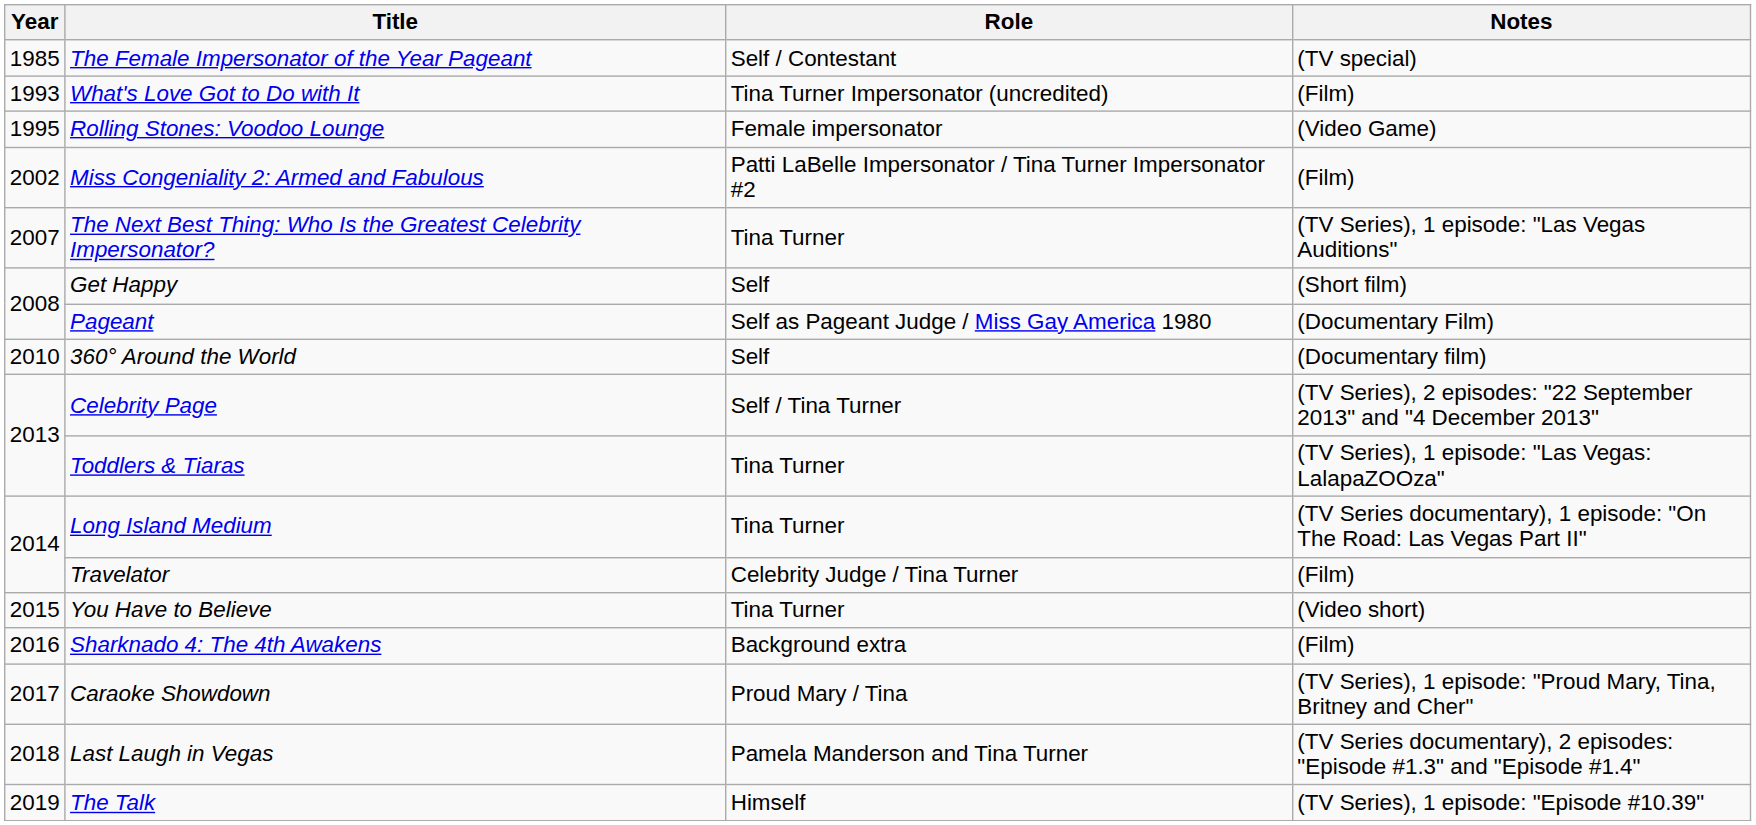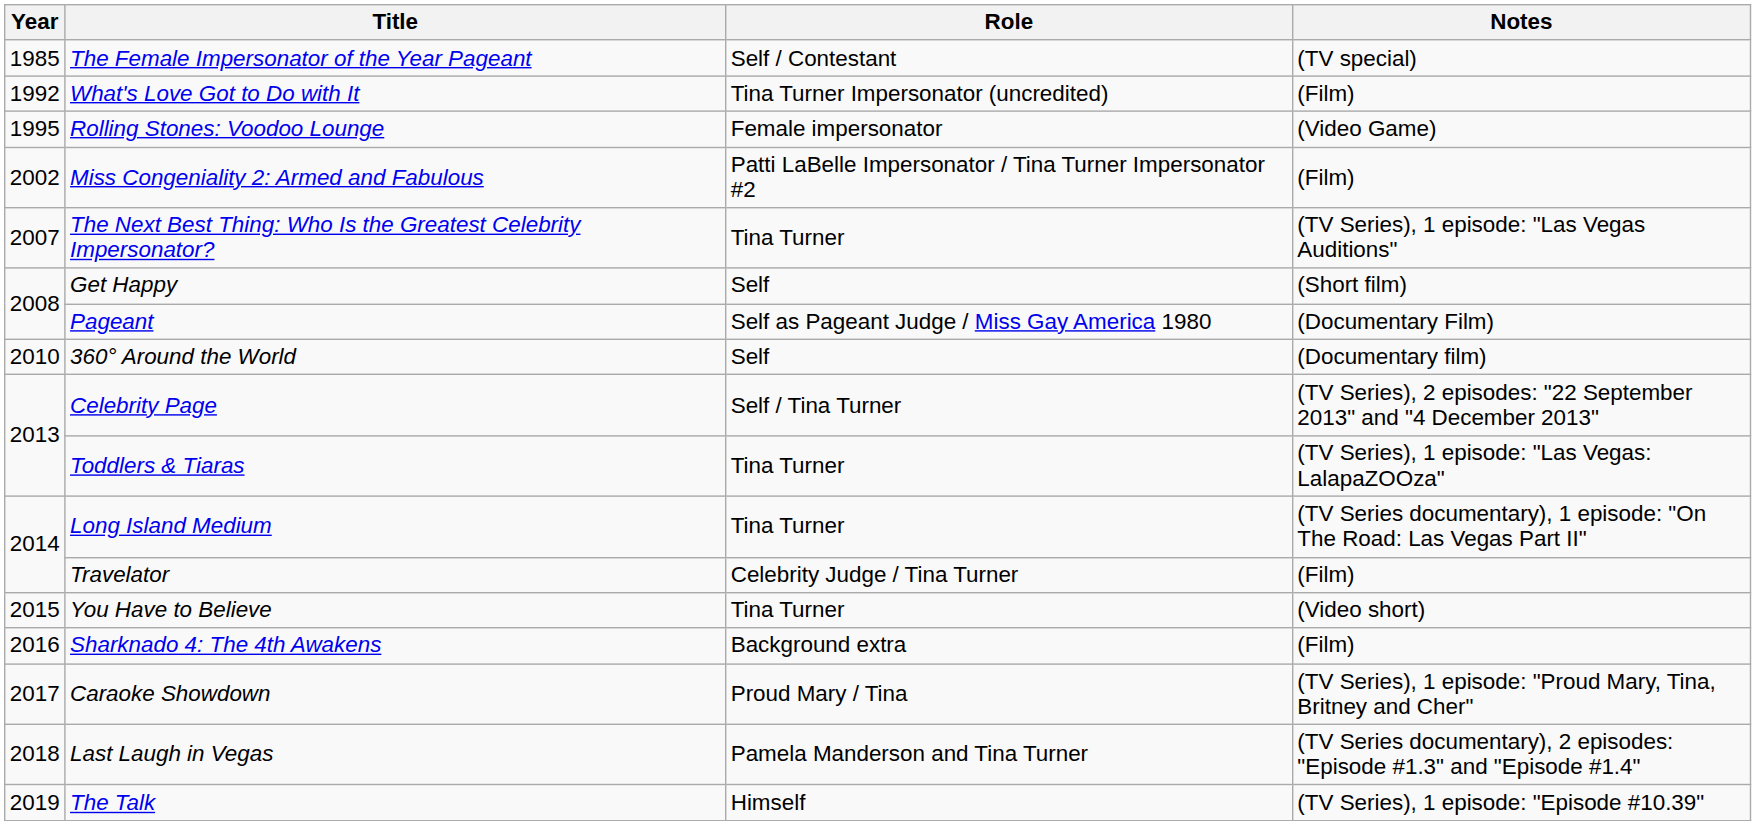(35, 93) 1993 -> (35, 93) 1992
